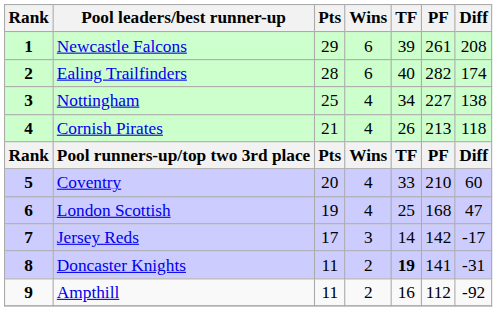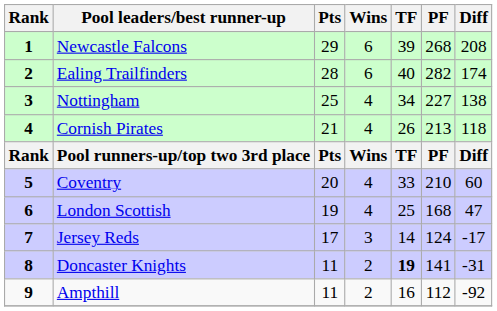(438, 45) 261 -> (438, 45) 268
(438, 237) 142 -> (438, 237) 124
